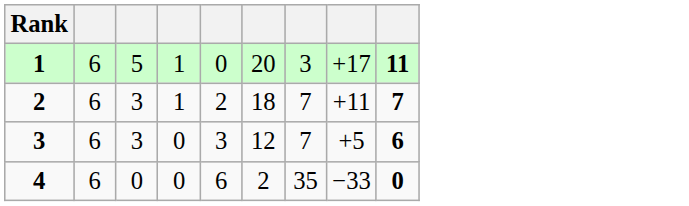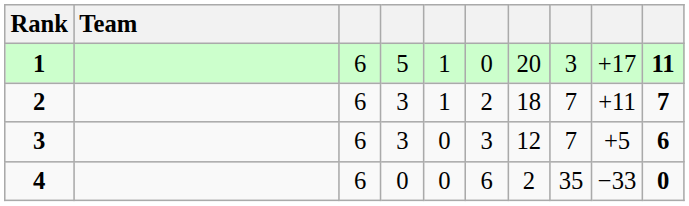+ column: (108, 24)
